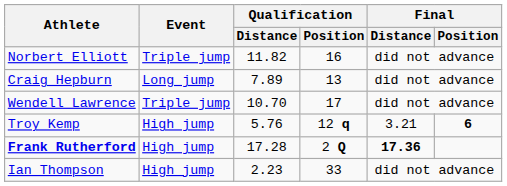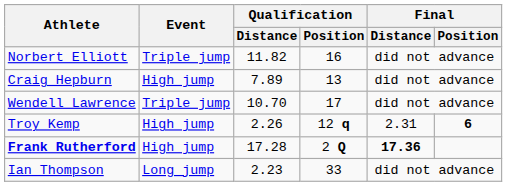(178, 80) Long jump -> (178, 80) High jump
(267, 125) 5.76 -> (267, 125) 2.26
(401, 125) 3.21 -> (401, 125) 2.31
(178, 170) High jump -> (178, 170) Long jump
